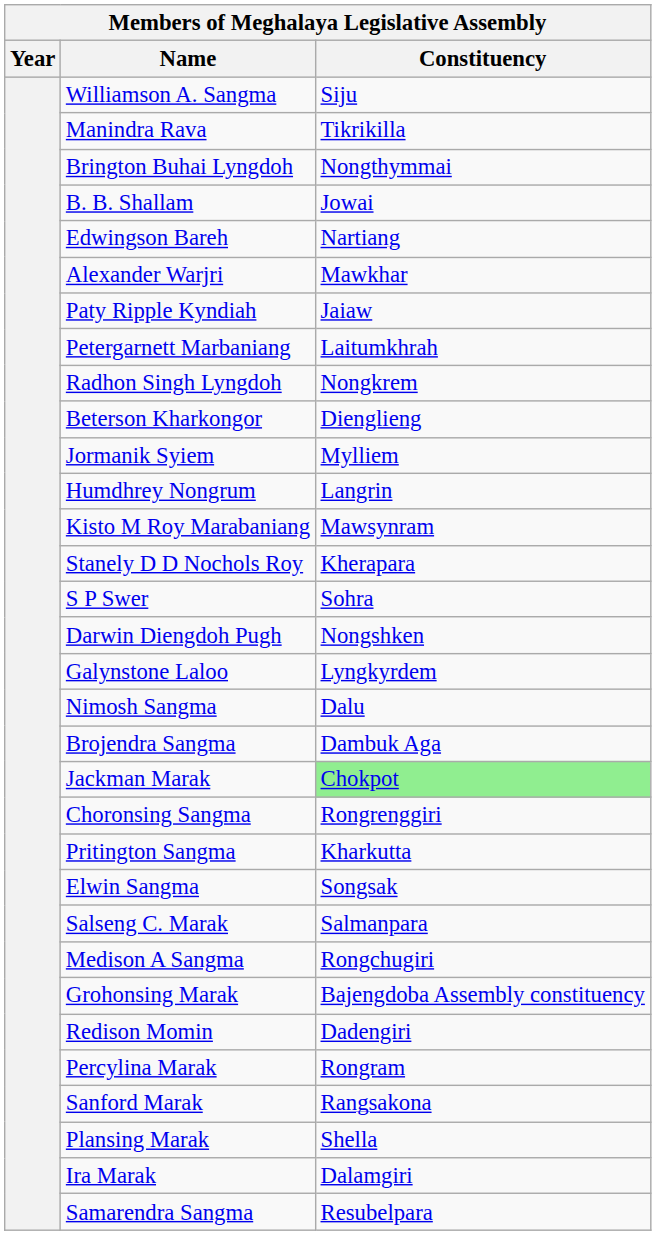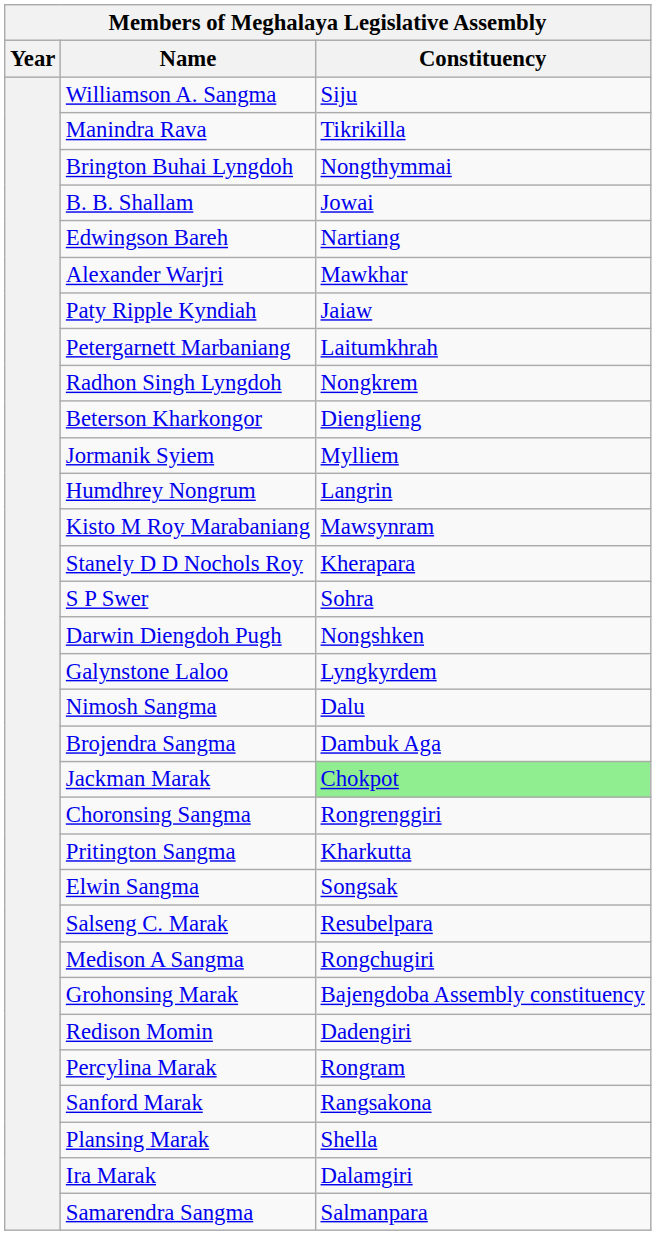(374, 923) Salmanpara -> (377, 923) Resubelpara
(377, 1211) Resubelpara -> (374, 1211) Salmanpara
